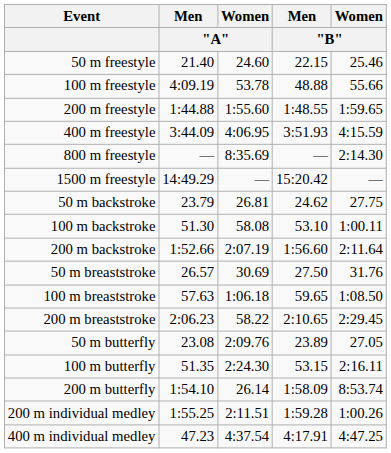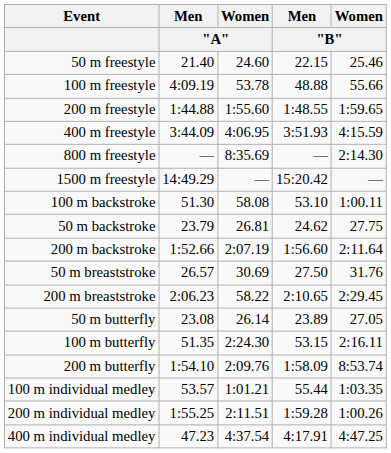rows swapped: (107, 202) <-> (103, 226)
- row: (99, 296)
(247, 343) 2:09.76 -> (253, 319) 26.14
(253, 389) 26.14 -> (247, 366) 2:09.76
+ row: (82, 389)
